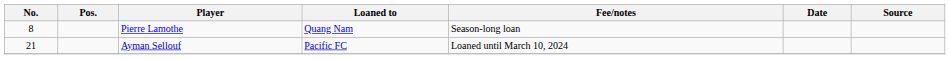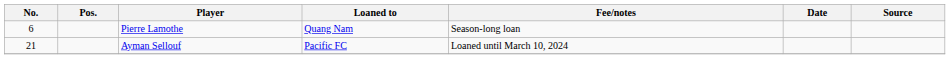(31, 29) 8 -> (31, 29) 6
